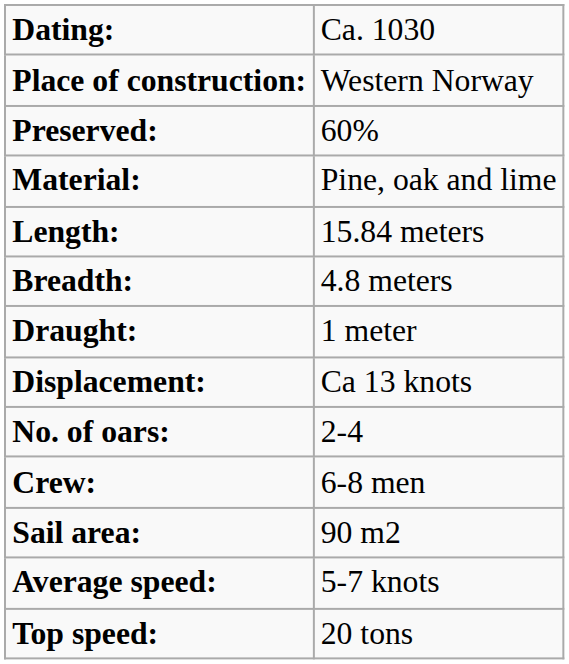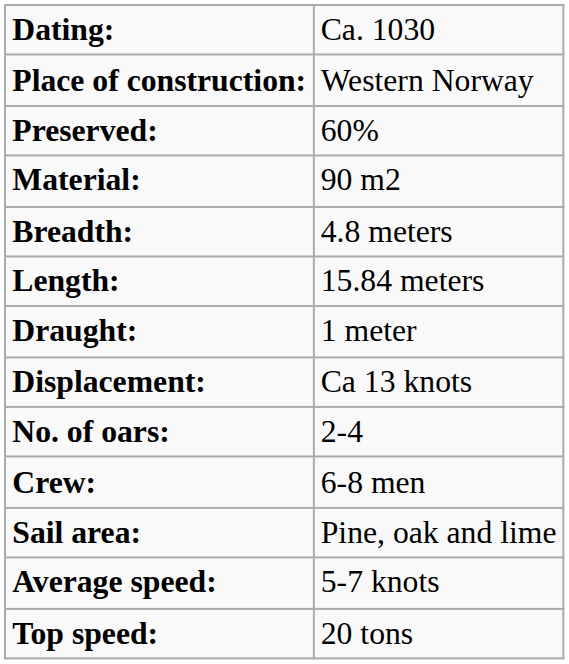(439, 180) Pine, oak and lime -> (361, 180) 90 m2
rows swapped: (66, 230) <-> (73, 280)
(361, 532) 90 m2 -> (439, 532) Pine, oak and lime
